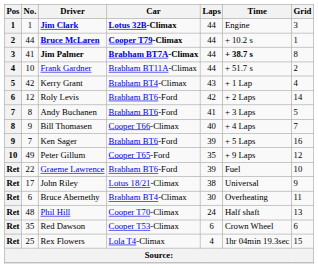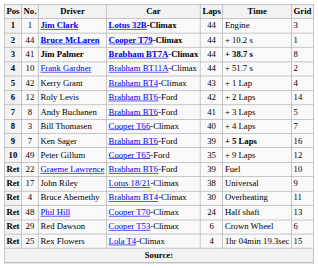(30, 126) 9 -> (30, 126) 3
(240, 140) normal -> (241, 140) bold
(30, 197) 6 -> (30, 197) 4
(30, 226) 35 -> (30, 226) 29
